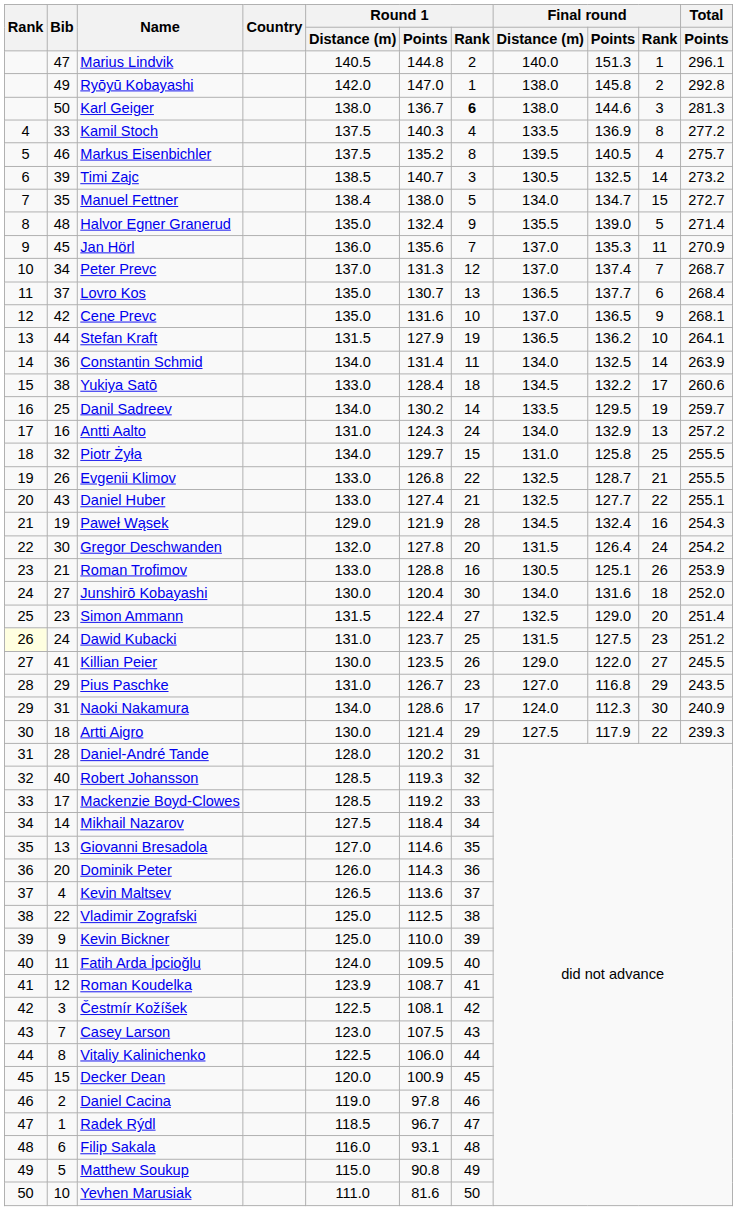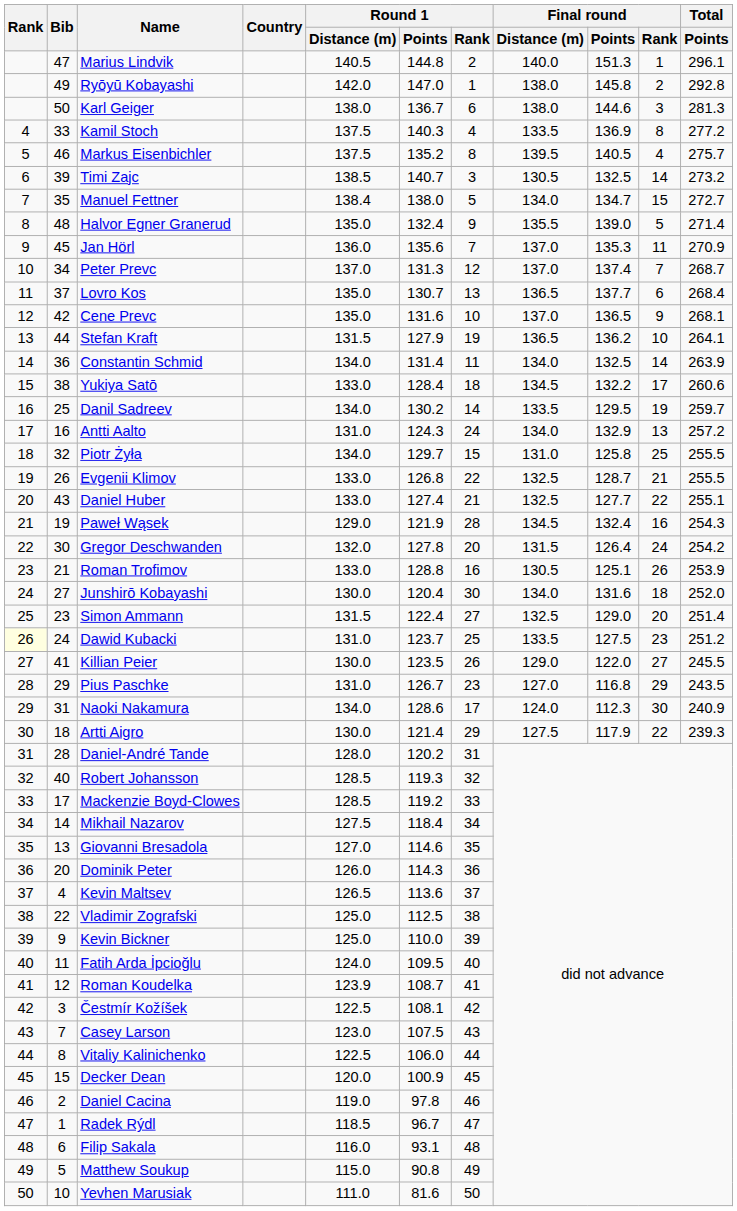(472, 108) bold -> (472, 108) normal
(540, 639) 131.5 -> (540, 639) 133.5
